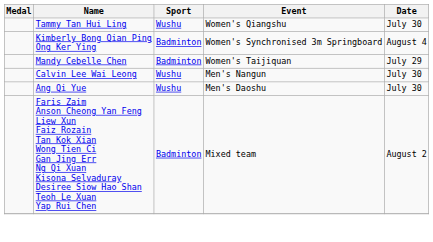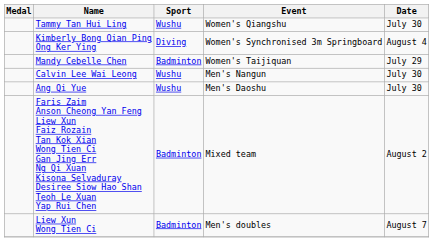(179, 43) Badminton -> (171, 43) Diving
+ row: (66, 225)
